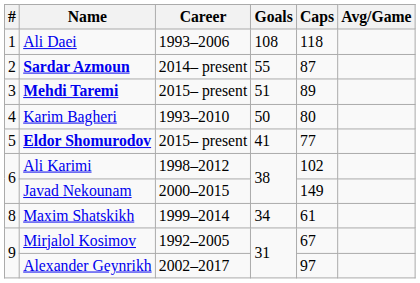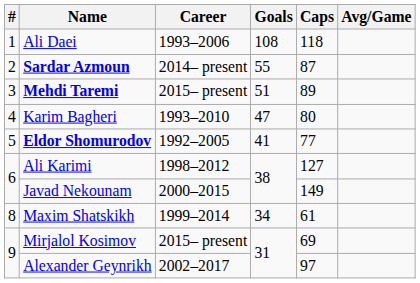(262, 116) 50 -> (262, 116) 47
(203, 141) 2015– present -> (194, 141) 1992–2005
(312, 166) 102 -> (312, 166) 127
(194, 240) 1992–2005 -> (203, 240) 2015– present
(308, 240) 67 -> (308, 240) 69
